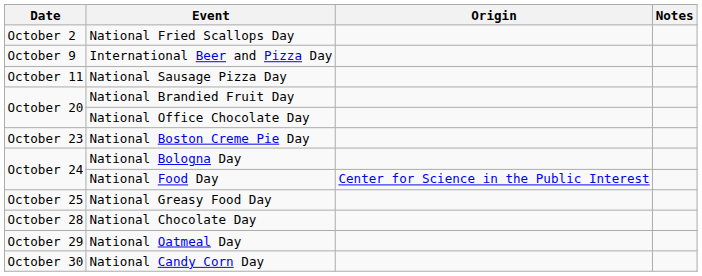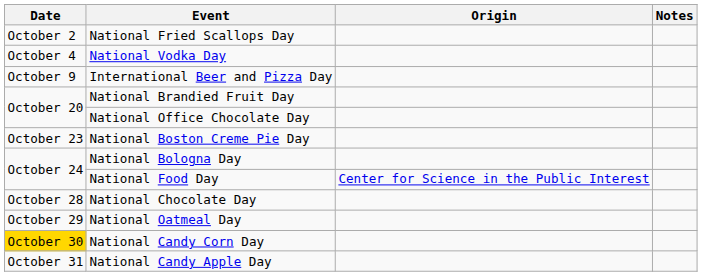+ row: (158, 56)
- row: (188, 76)
- row: (181, 200)
(45, 261) no background -> (45, 241) gold background
+ row: (181, 261)
